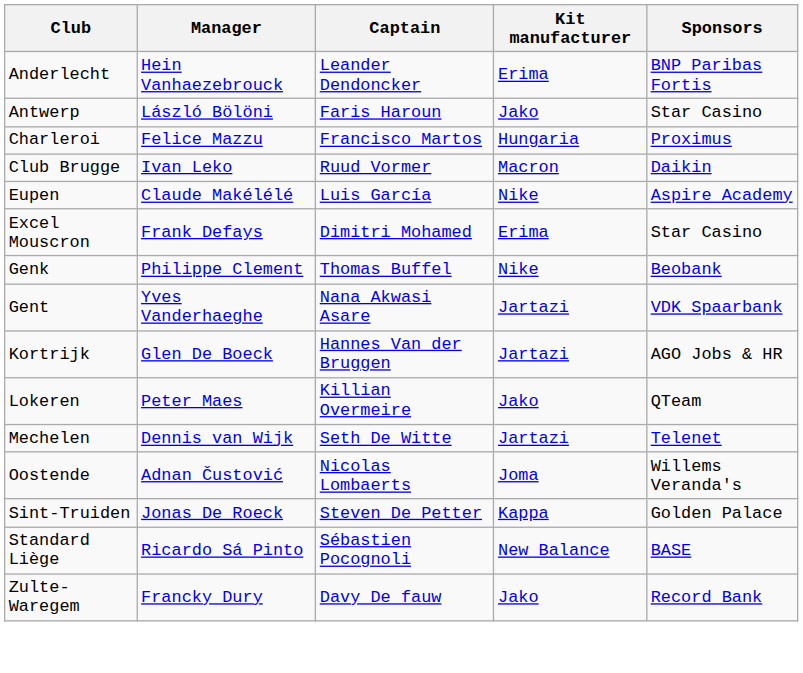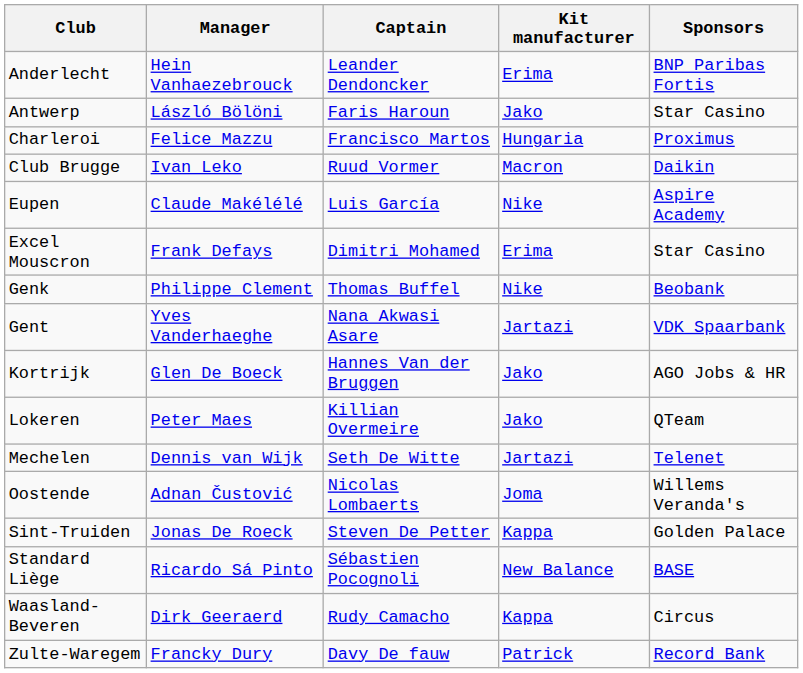(534, 354) Jartazi -> (522, 374) Jako
+ row: (54, 617)
(518, 597) Jako -> (538, 654) Patrick
